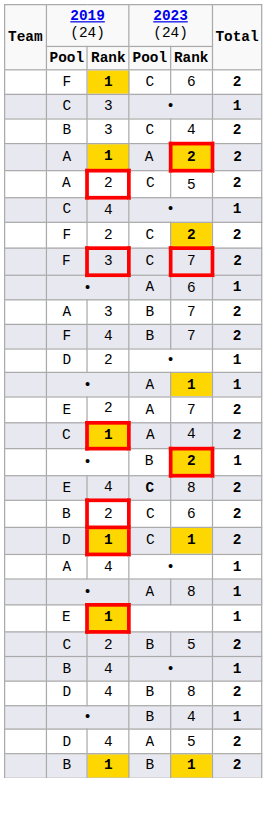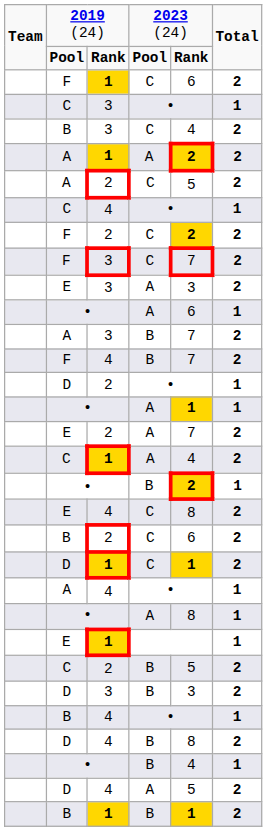+ row: (67, 287)
(150, 488) bold -> (150, 512) normal
+ row: (67, 693)
